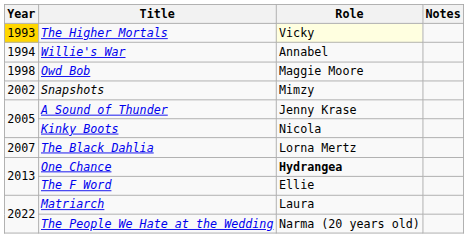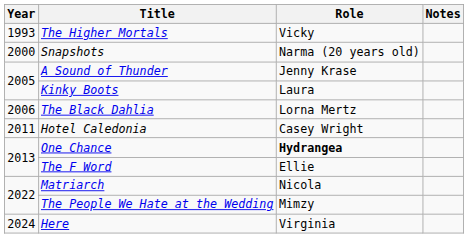(21, 33) gold background -> (21, 33) no background
(297, 33) lightyellow background -> (297, 33) no background
- row: (83, 52)
- row: (66, 71)
(21, 90) 2002 -> (21, 52) 2000
(297, 90) Mimzy -> (349, 52) Narma (20 years old)
(300, 128) Nicola -> (297, 90) Laura
(21, 147) 2007 -> (21, 109) 2006
+ row: (94, 128)
(297, 205) Laura -> (300, 186) Nicola
(349, 224) Narma (20 years old) -> (297, 205) Mimzy
+ row: (55, 224)
